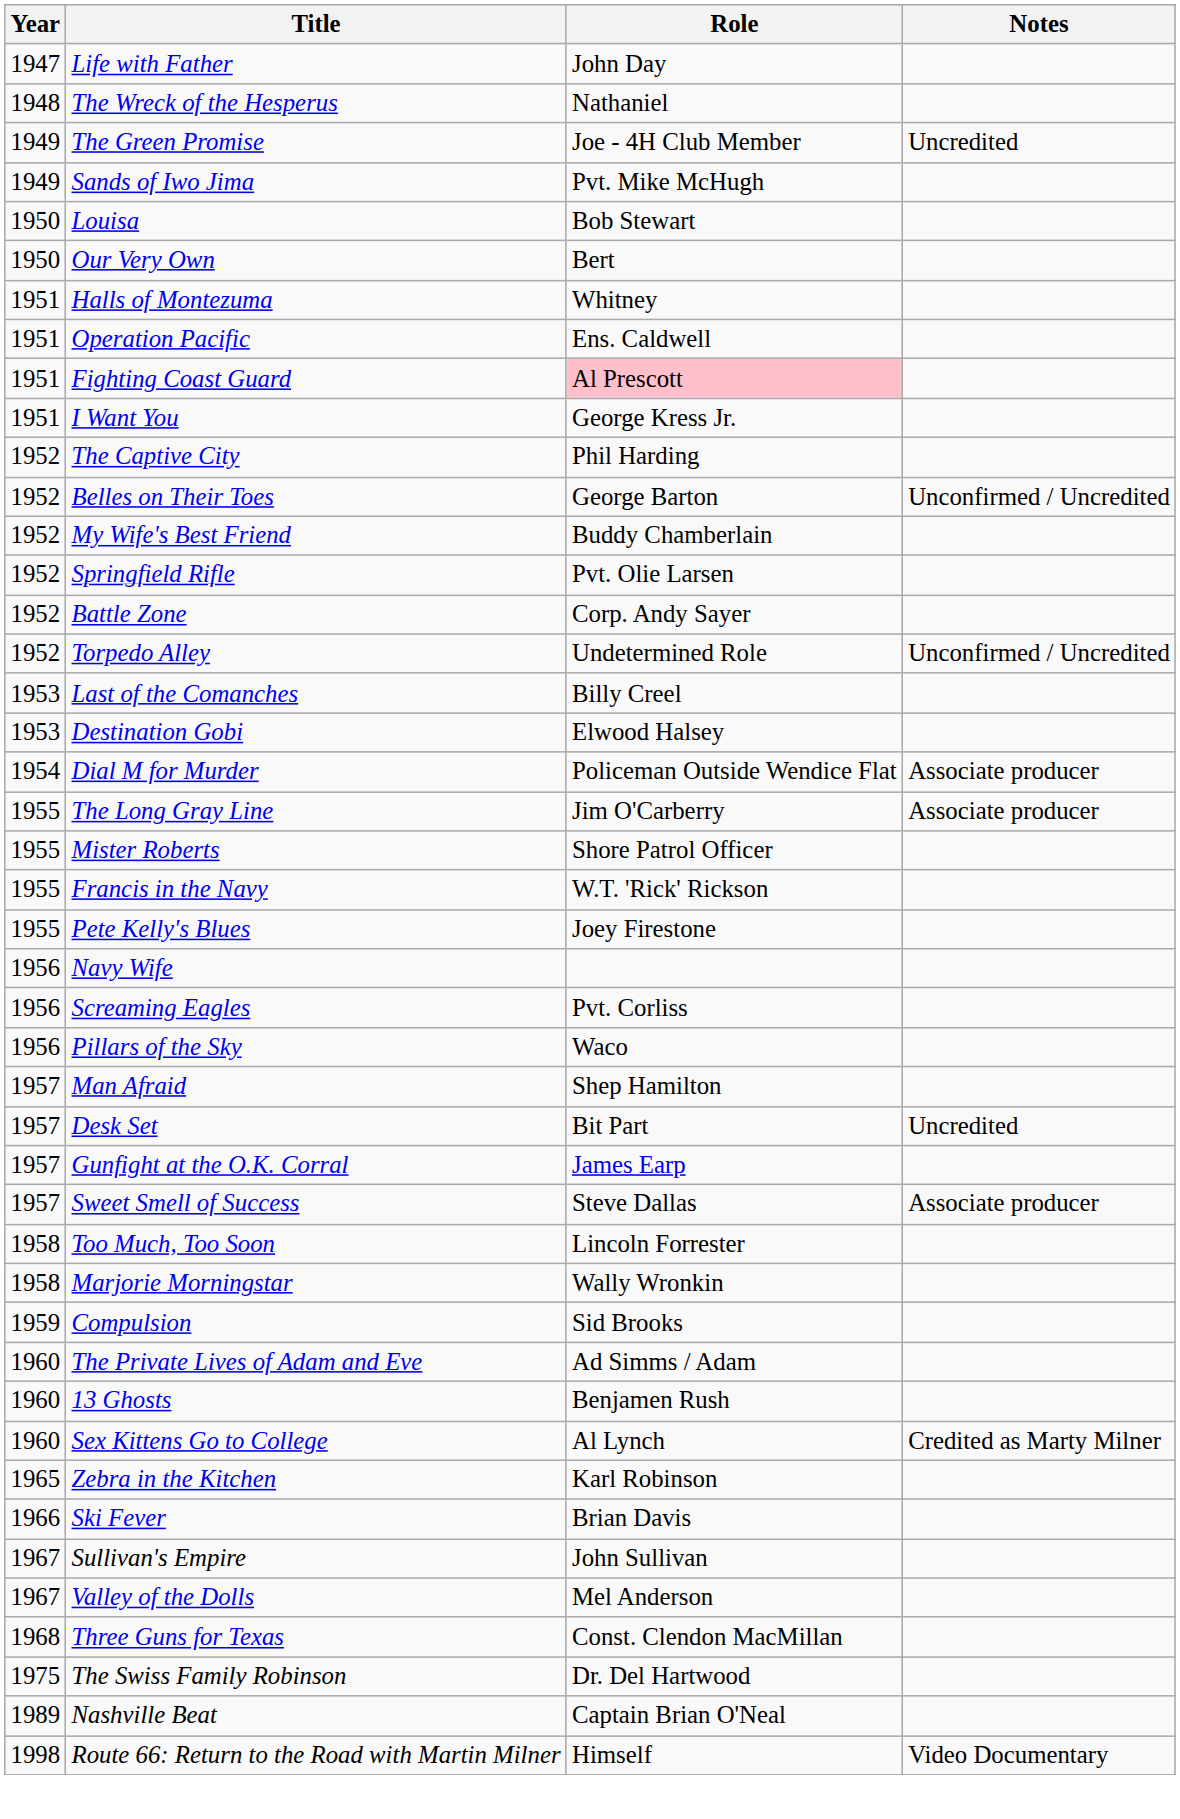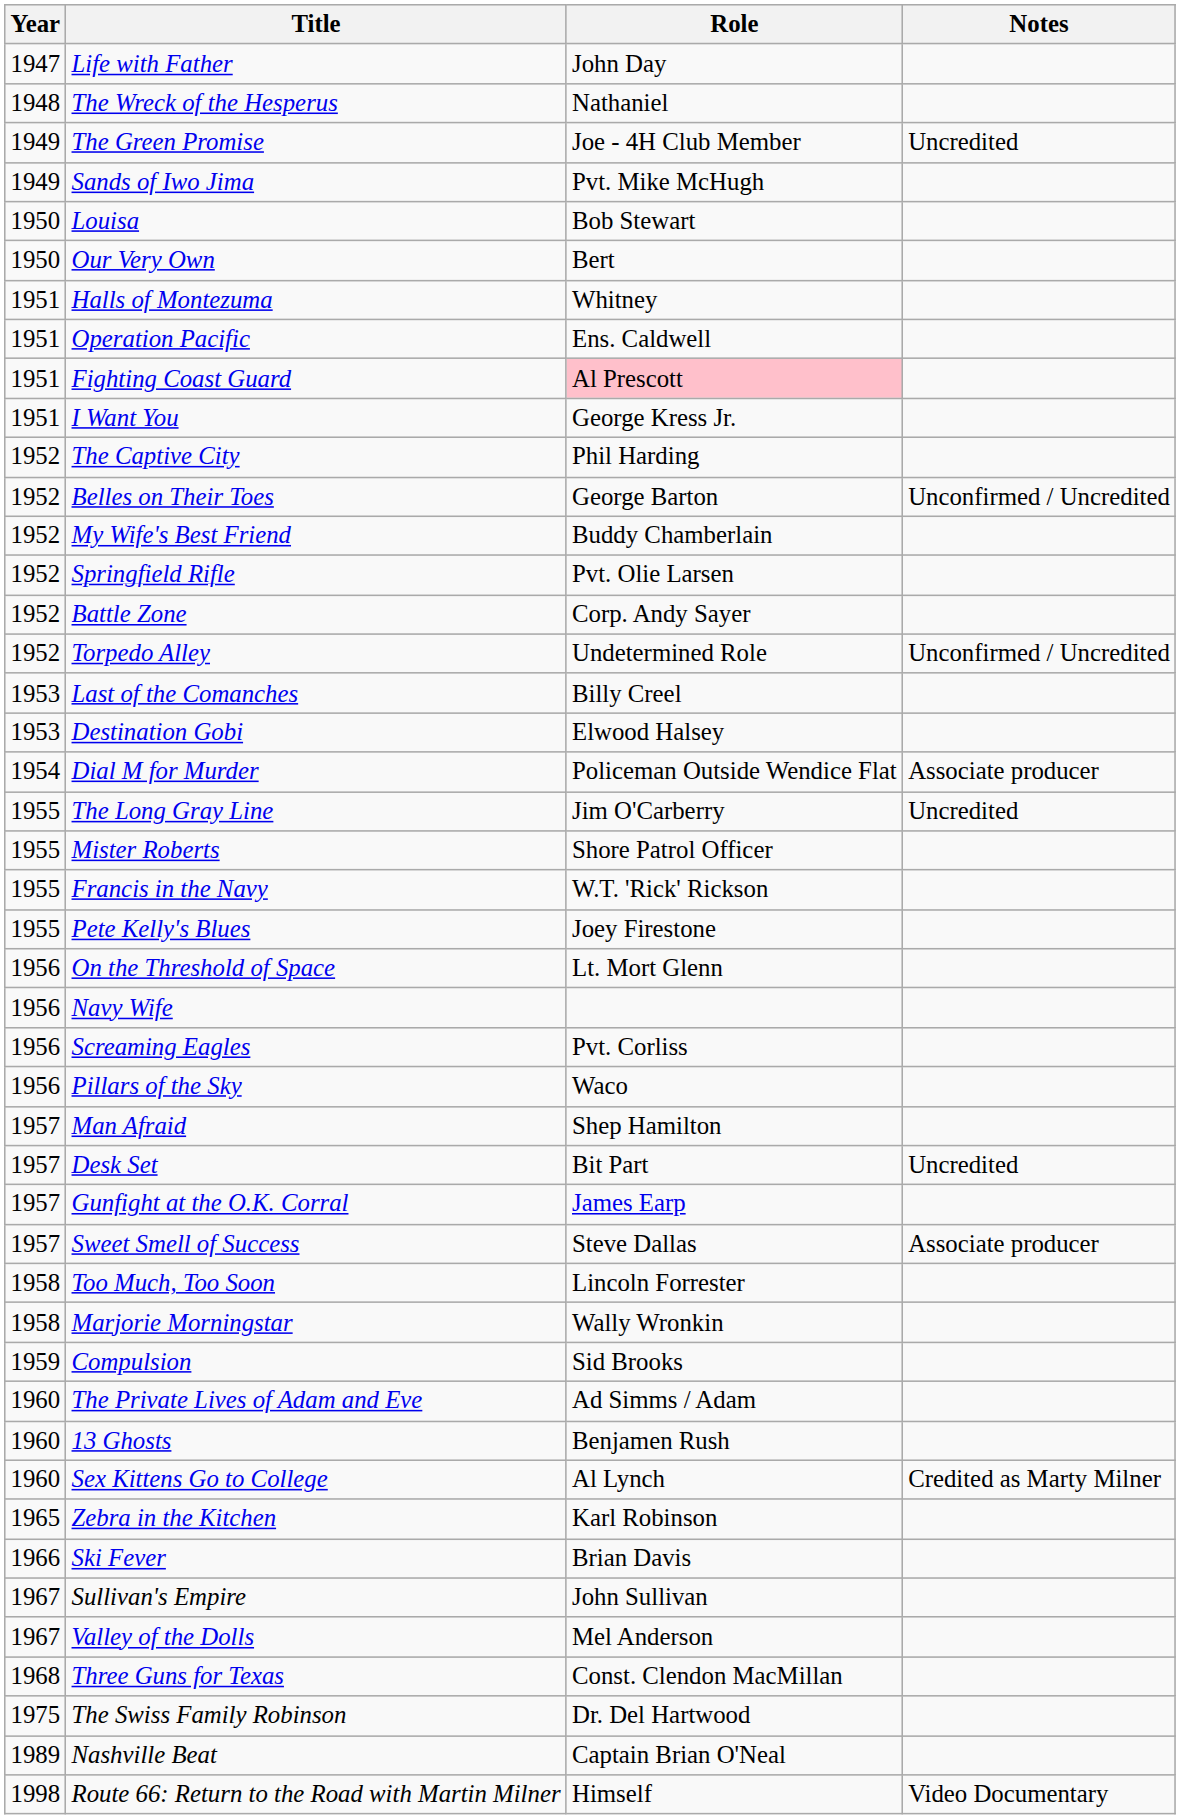(1004, 810) Associate producer -> (963, 810) Uncredited
+ row: (203, 968)
